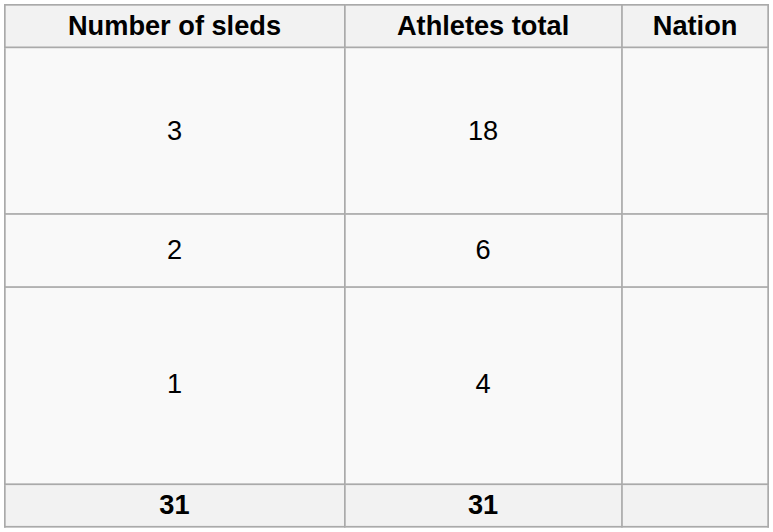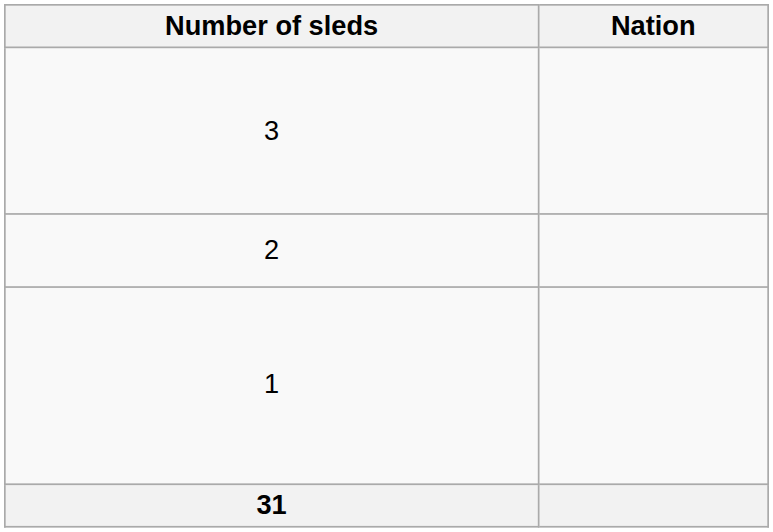- column: (483, 26)
